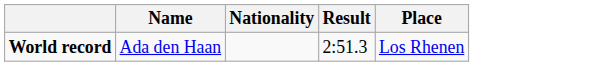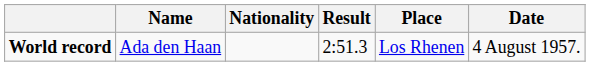+ column: (526, 18)
